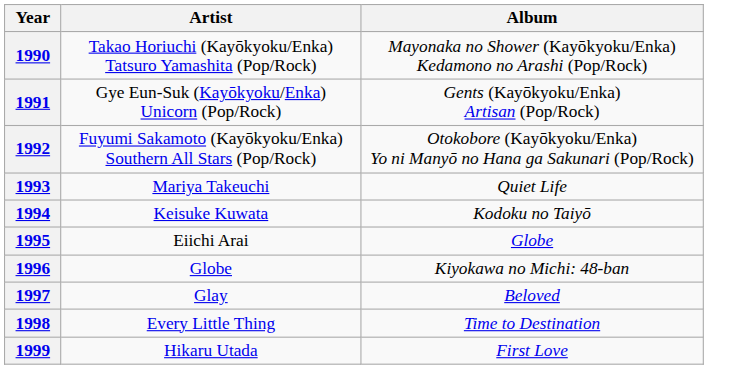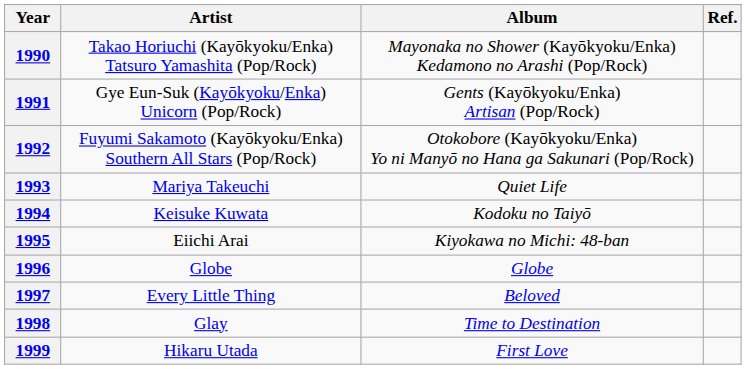+ column: (723, 18)
(532, 240) Globe -> (532, 240) Kiyokawa no Michi: 48-ban
(532, 268) Kiyokawa no Michi: 48-ban -> (532, 268) Globe
(211, 295) Glay -> (211, 295) Every Little Thing
(211, 323) Every Little Thing -> (211, 323) Glay
